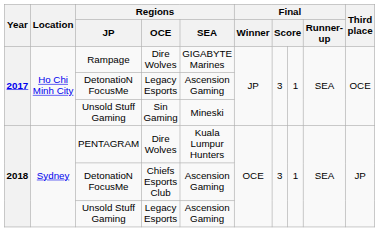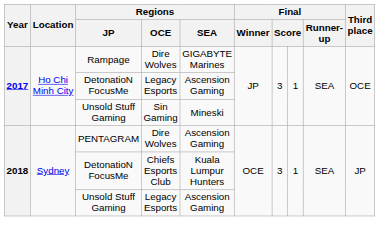(207, 144) Kuala Lumpur Hunters -> (207, 139) Ascension Gaming
(207, 181) Ascension Gaming -> (207, 170) Kuala Lumpur Hunters
